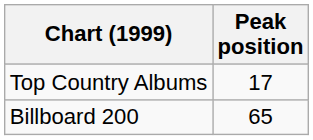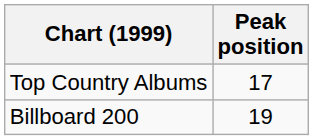(260, 116) 65 -> (260, 116) 19
